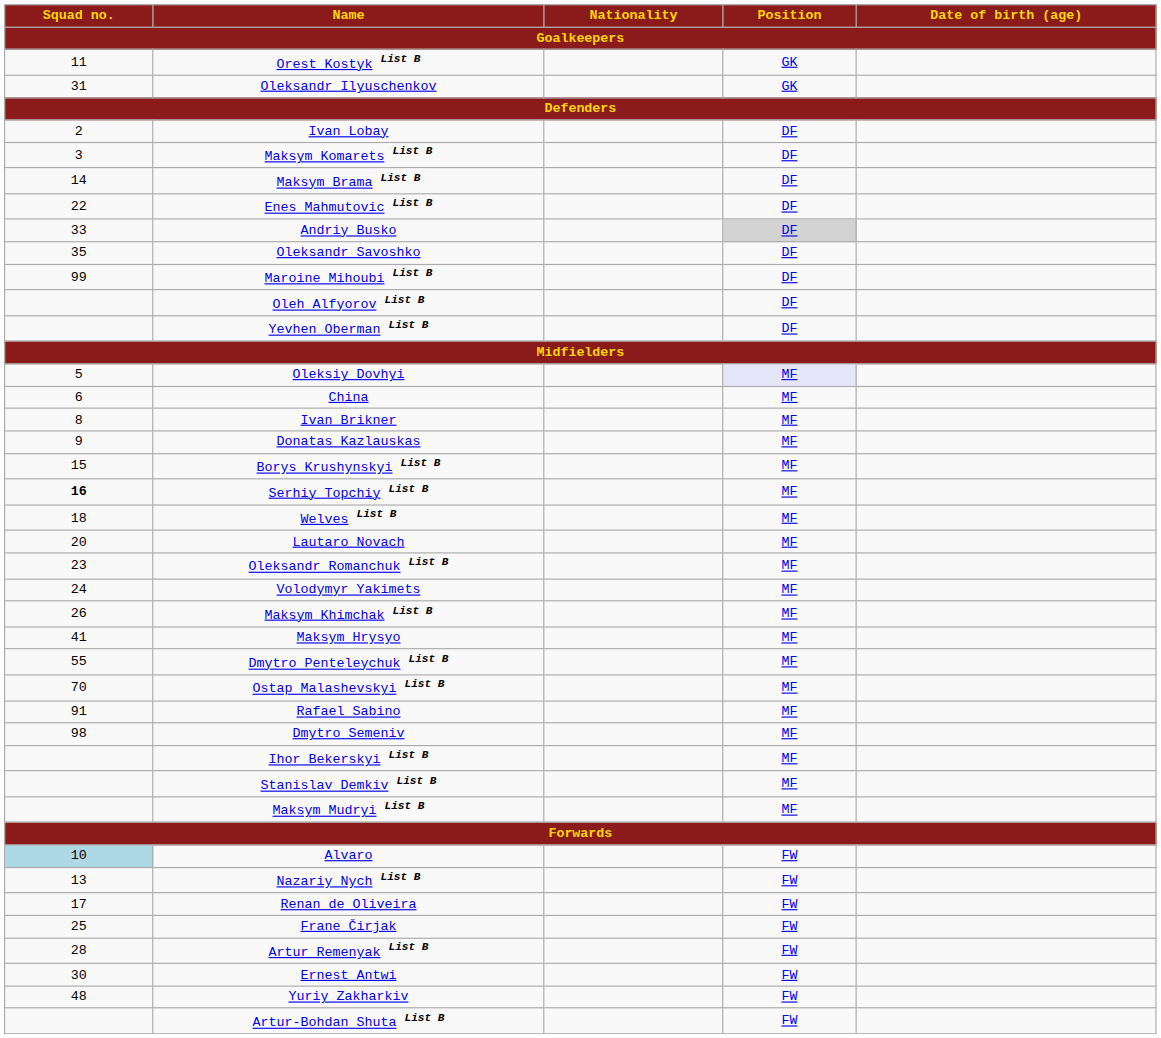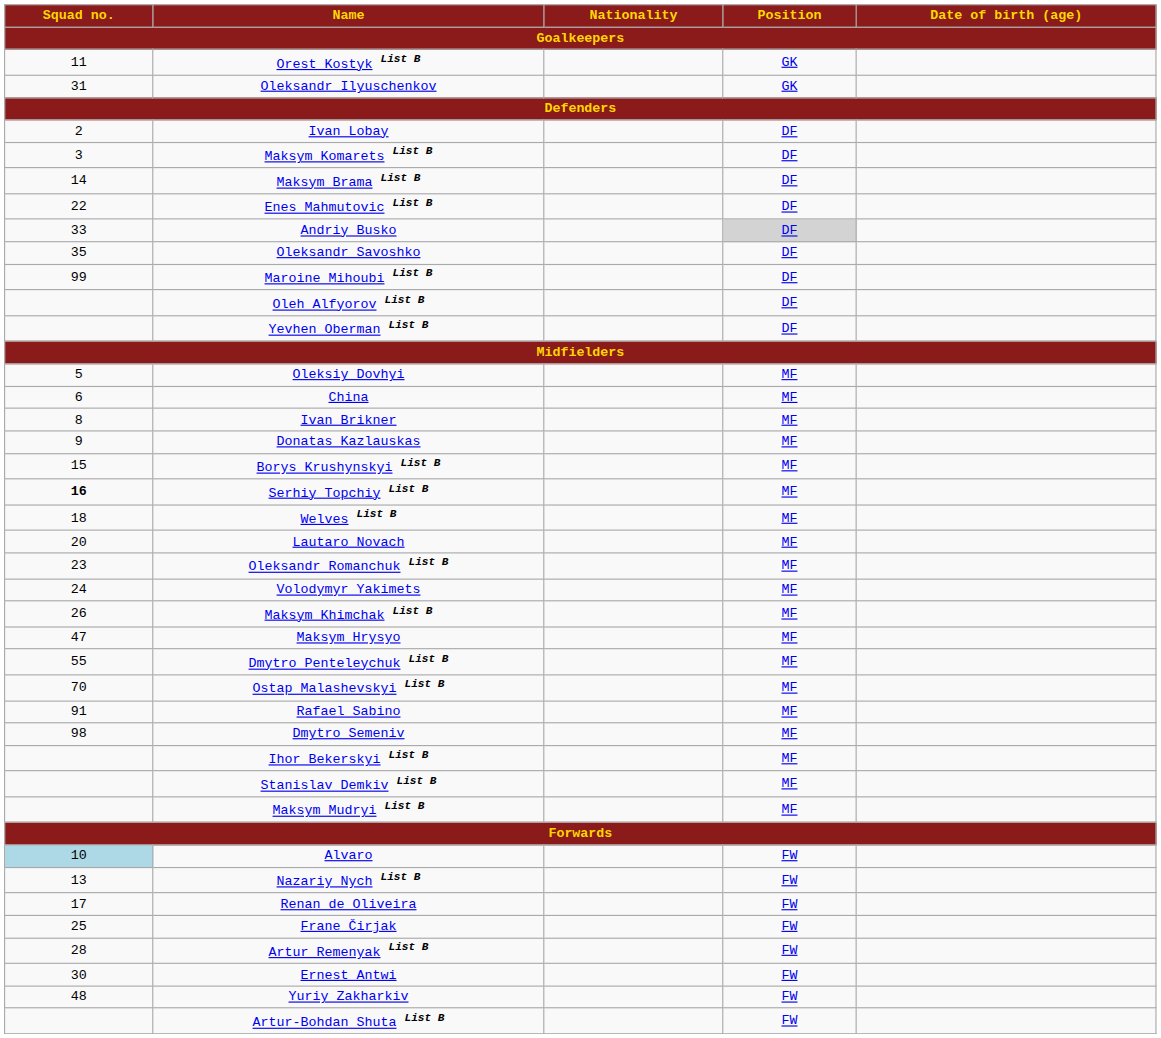(789, 375) lavender background -> (789, 375) no background
(79, 638) 41 -> (79, 638) 47
